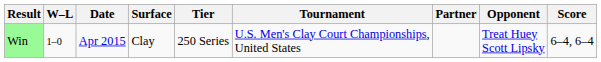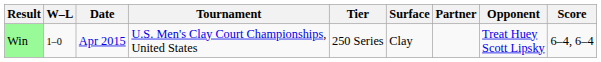columns swapped: (332, 14) <-> (152, 14)
